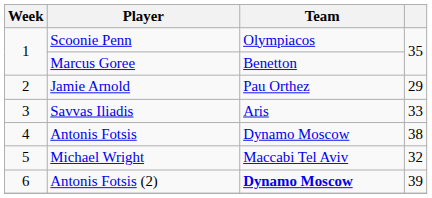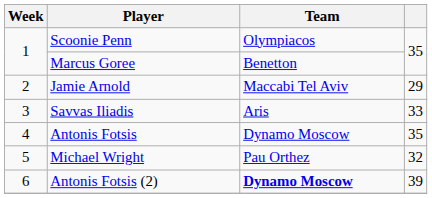(276, 87) Pau Orthez -> (296, 87) Maccabi Tel Aviv
(416, 134) 38 -> (416, 134) 35
(296, 157) Maccabi Tel Aviv -> (276, 157) Pau Orthez
